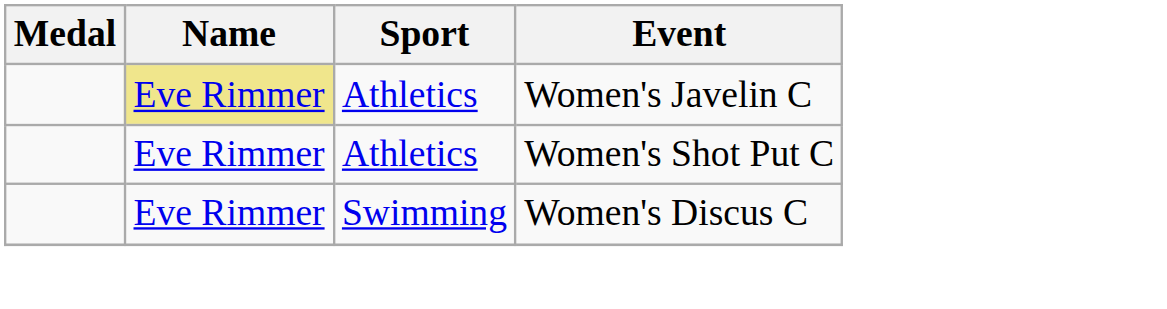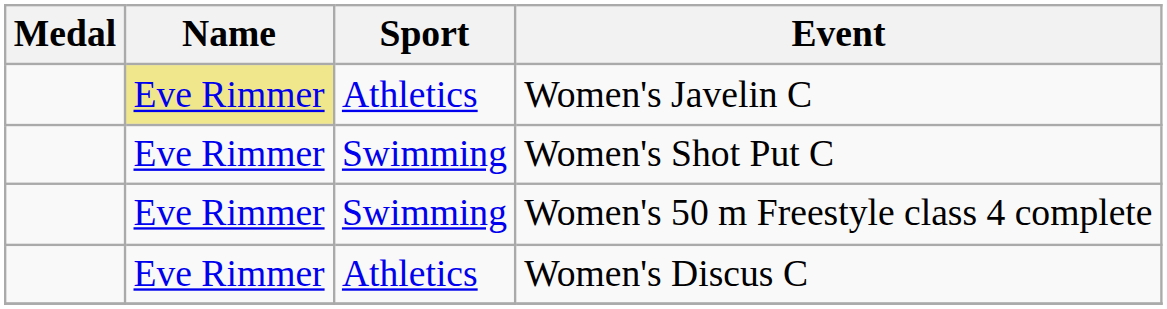(410, 153) Athletics -> (424, 153) Swimming
+ row: (838, 213)
(424, 213) Swimming -> (410, 272) Athletics
